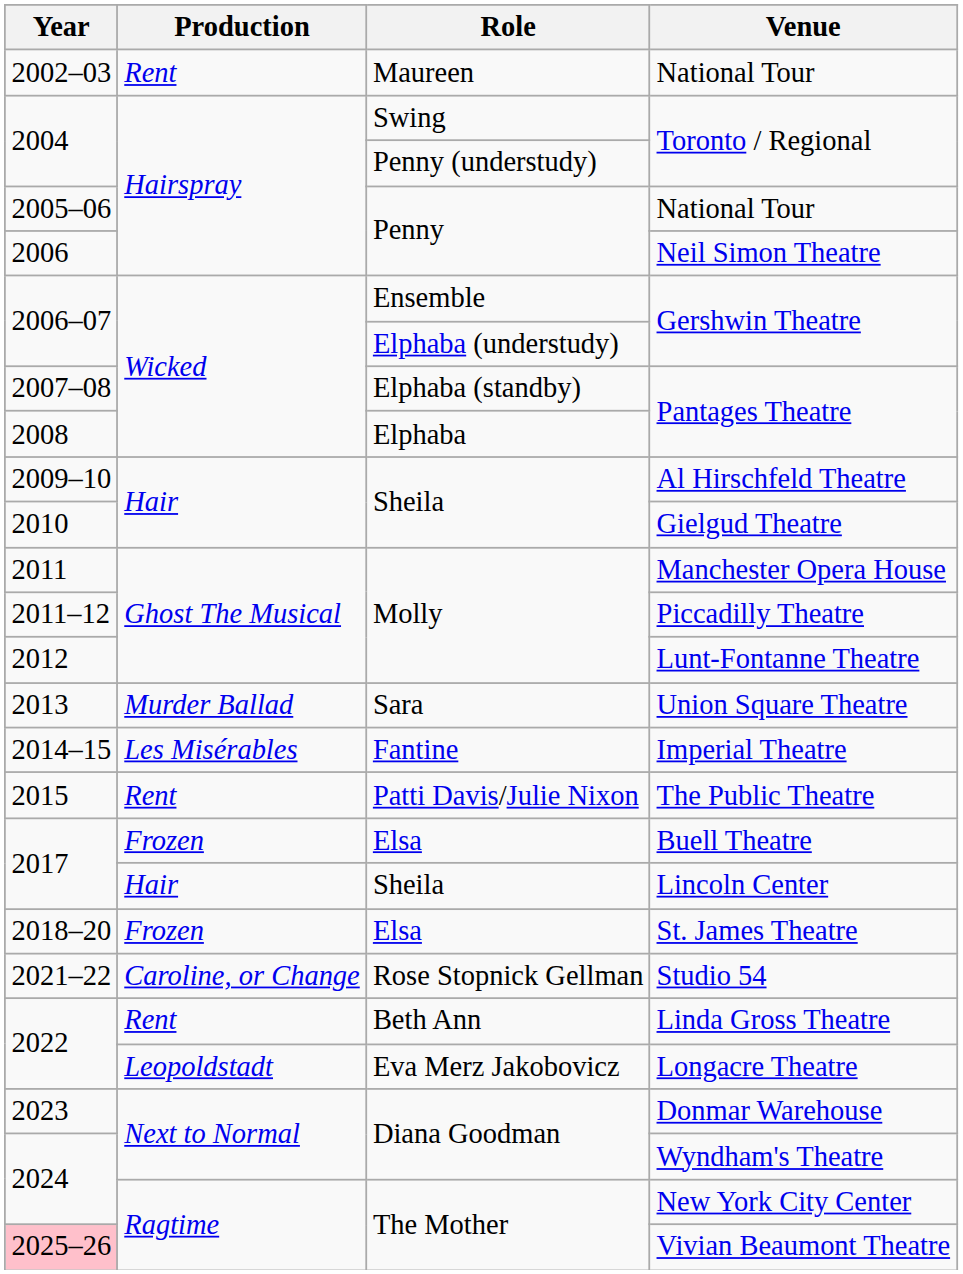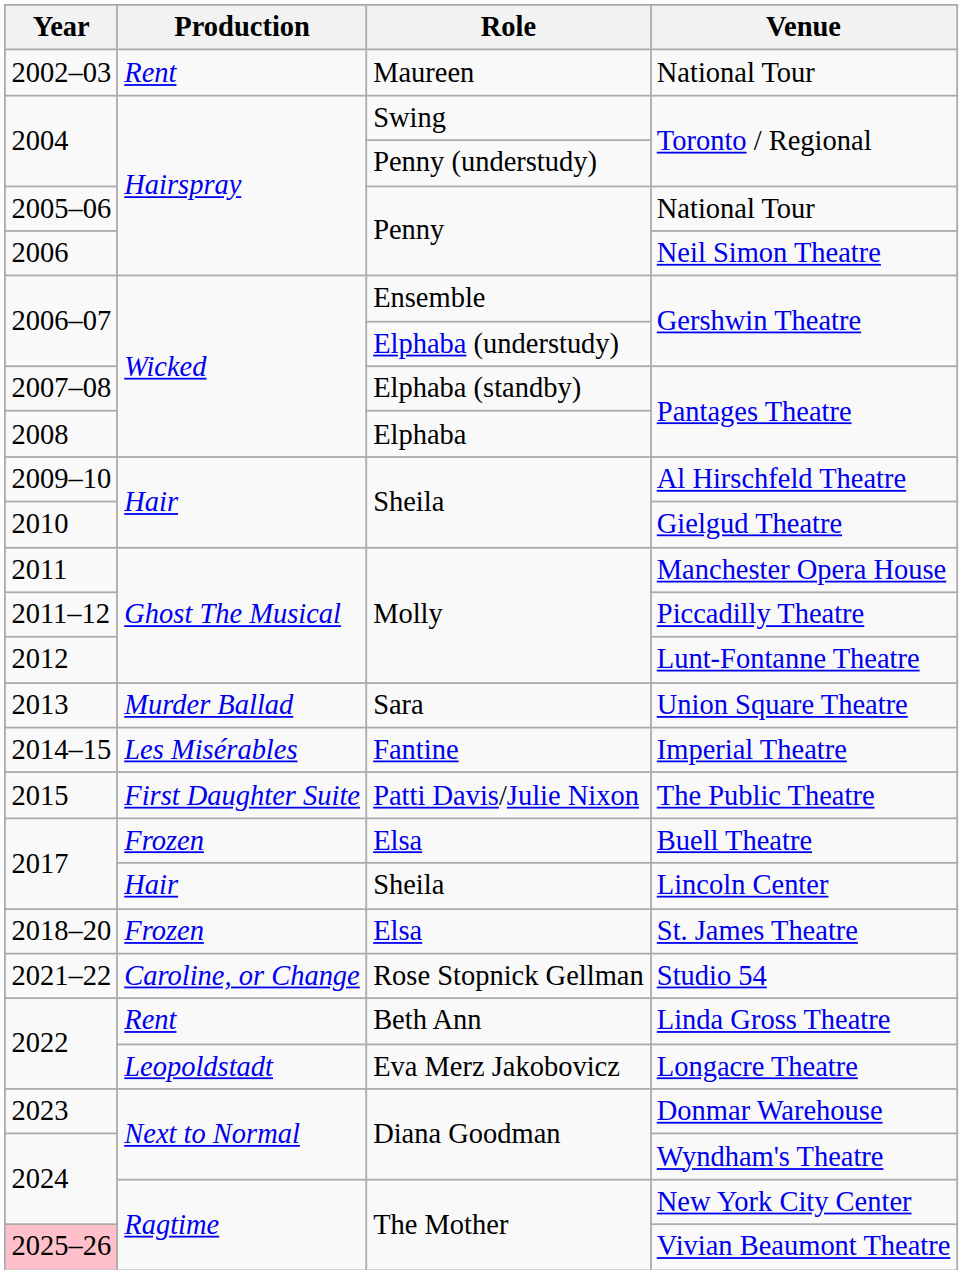(150, 794) Rent -> (242, 794) First Daughter Suite
